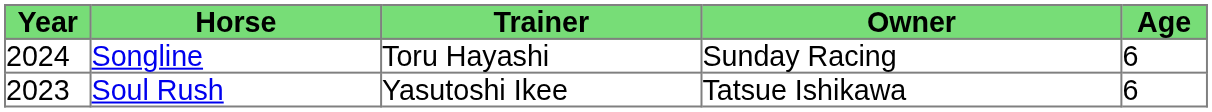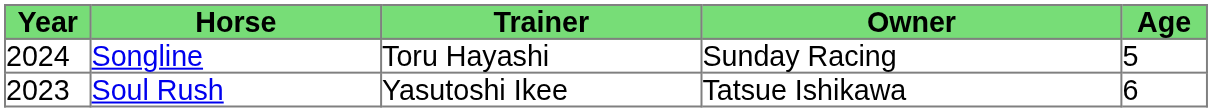(1130, 56) 6 -> (1130, 56) 5
